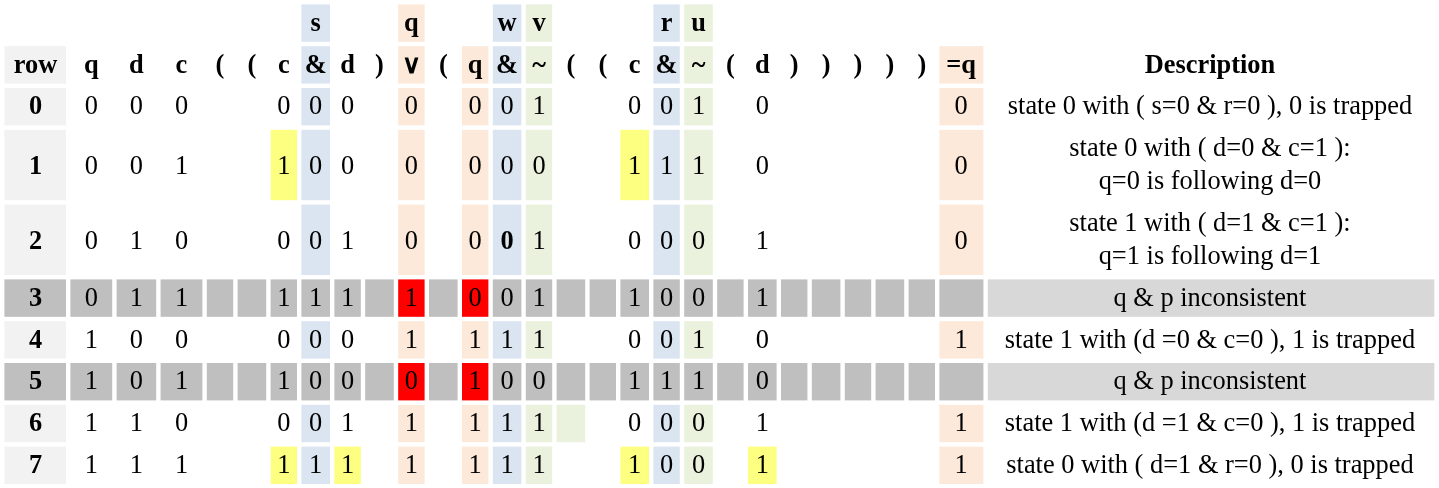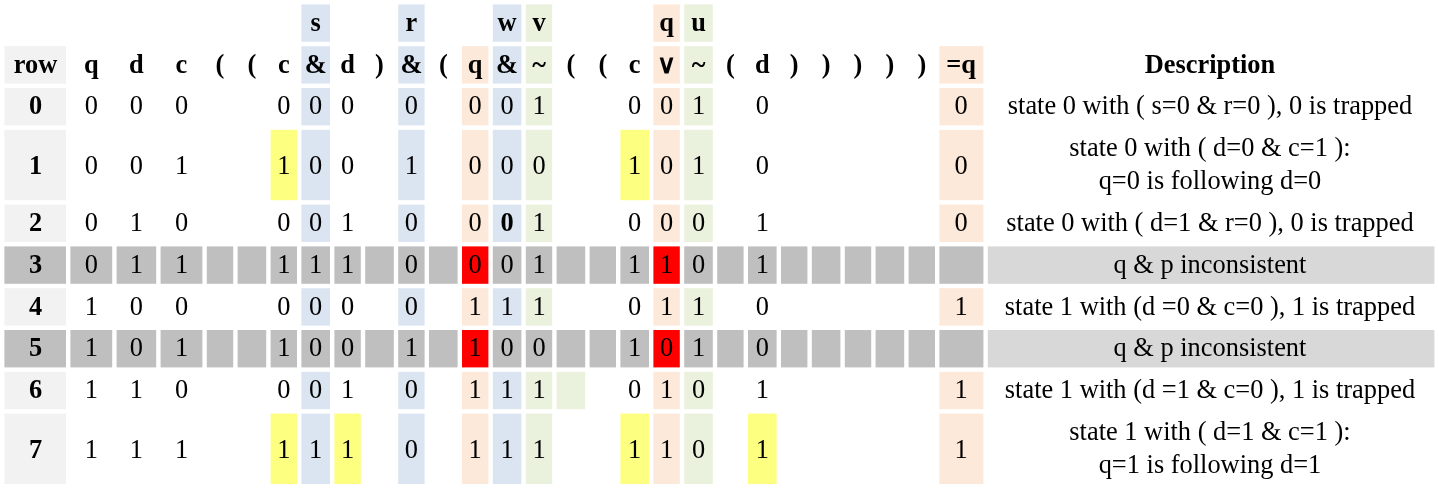columns swapped: (411, 64) <-> (667, 64)
(1210, 239) state 1 with ( d=1 & c=1 ): q=1 is following d=1 -> (1210, 222) state 0 with ( d=1 & r=0 ), 0 is trapped
(1210, 464) state 0 with ( d=1 & r=0 ), 0 is trapped -> (1210, 448) state 1 with ( d=1 & c=1 ): q=1 is following d=1
